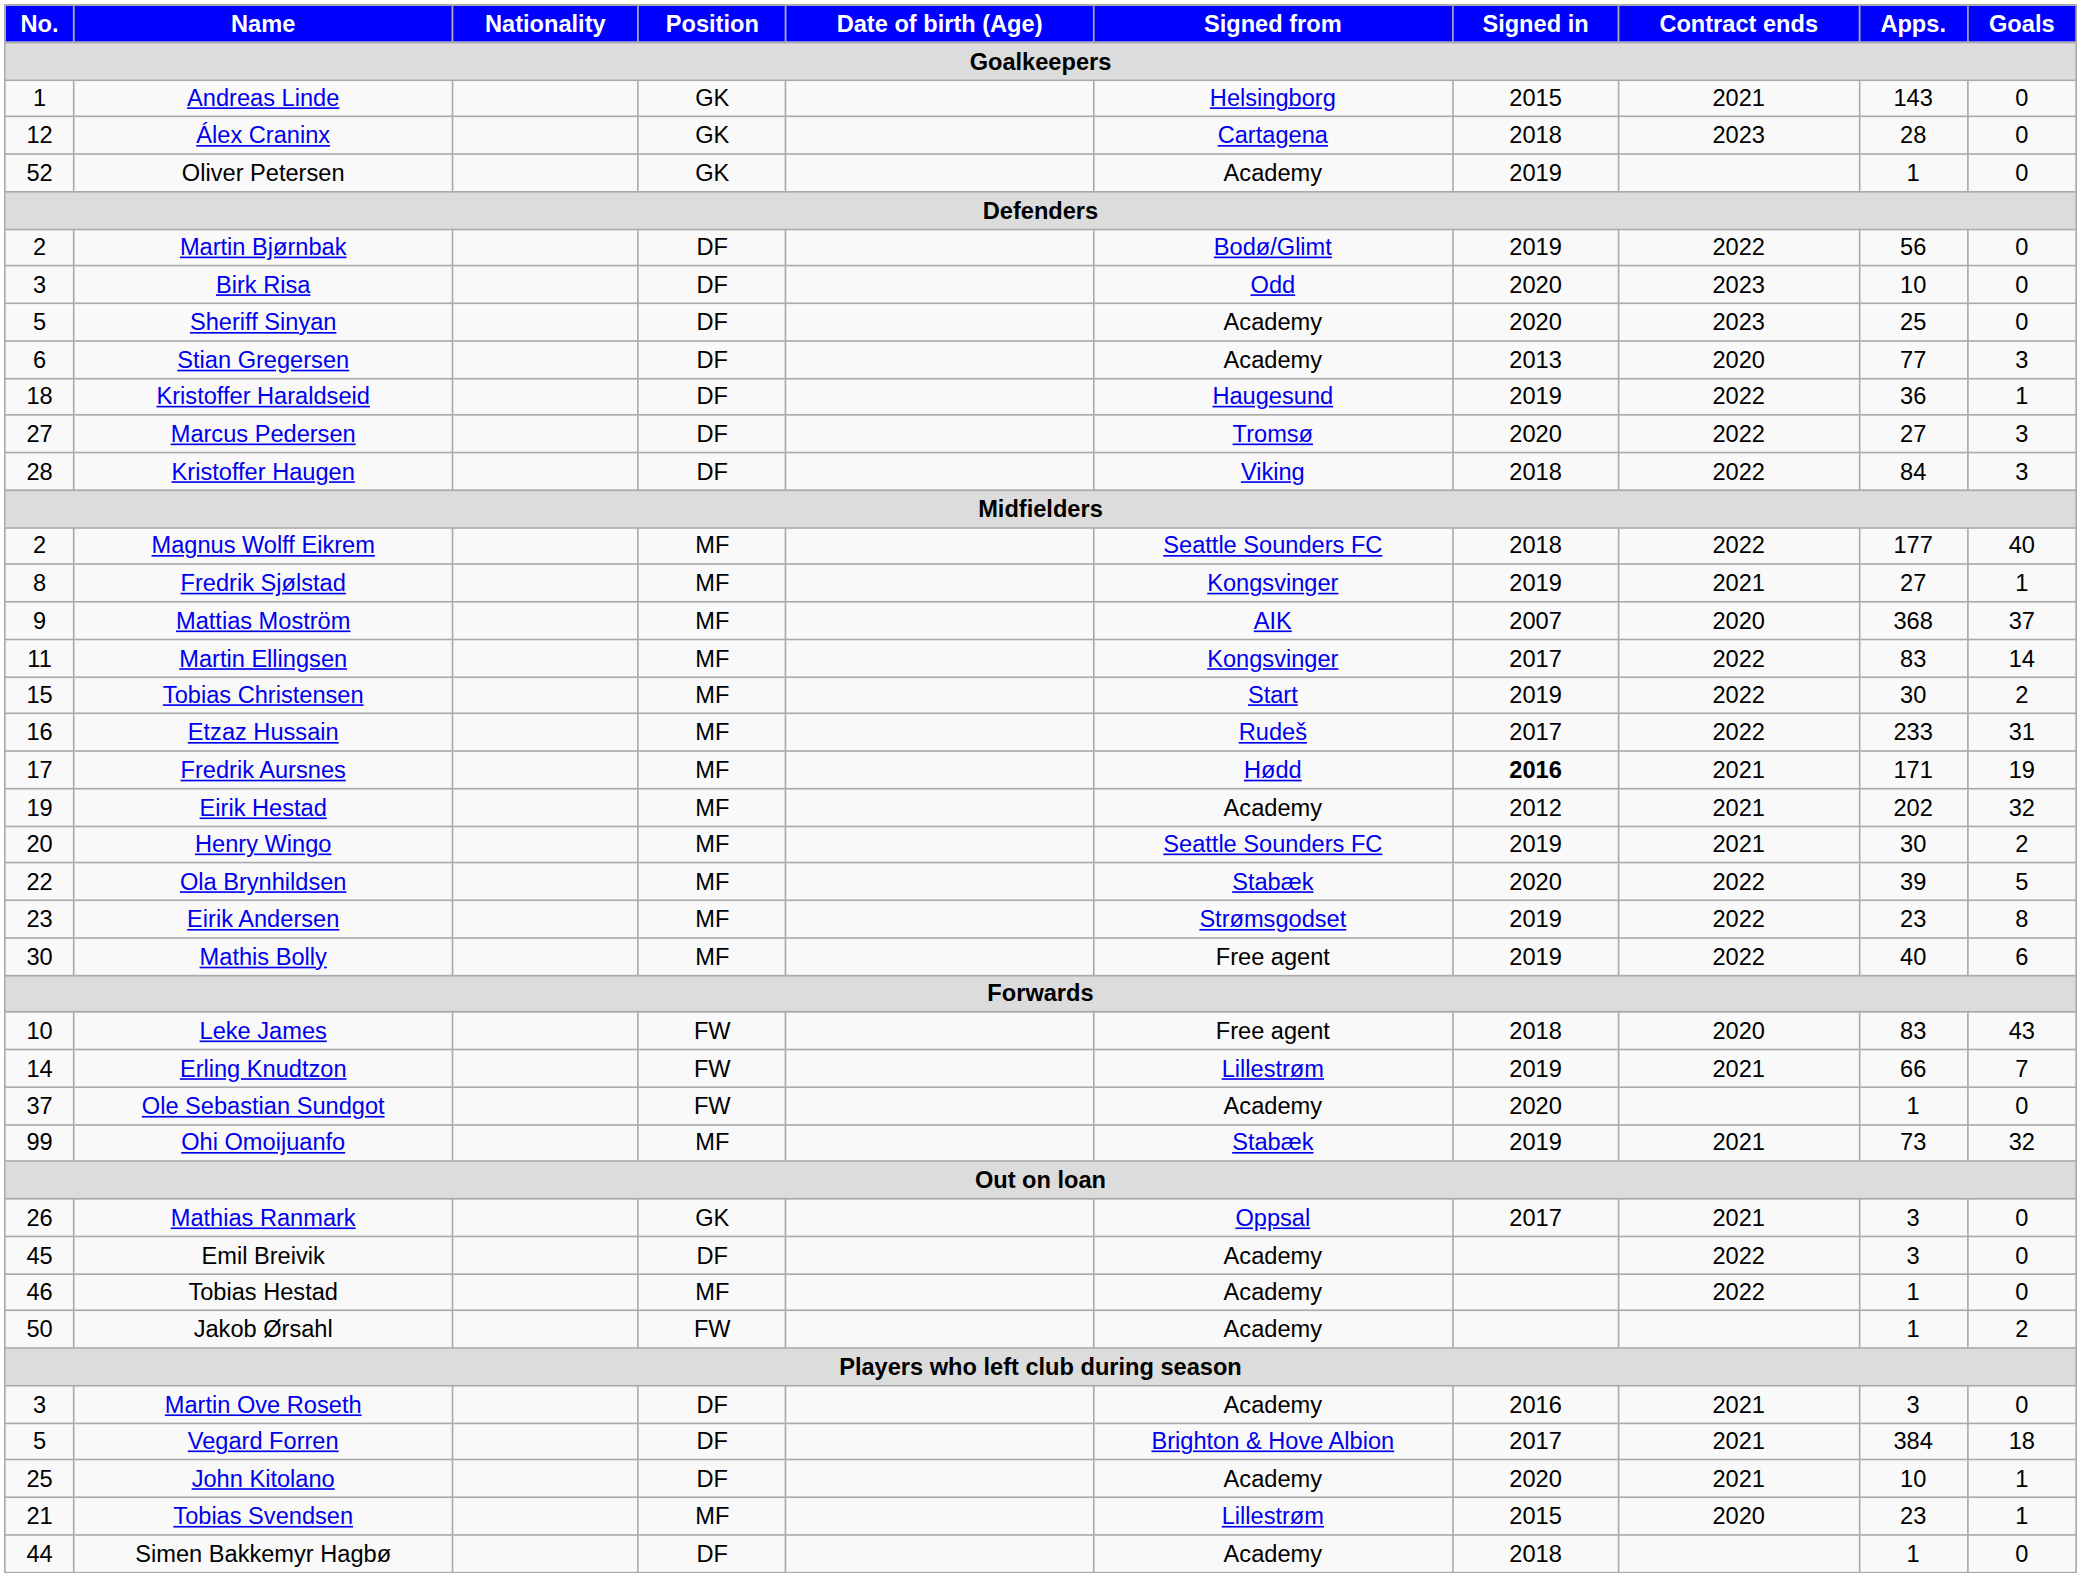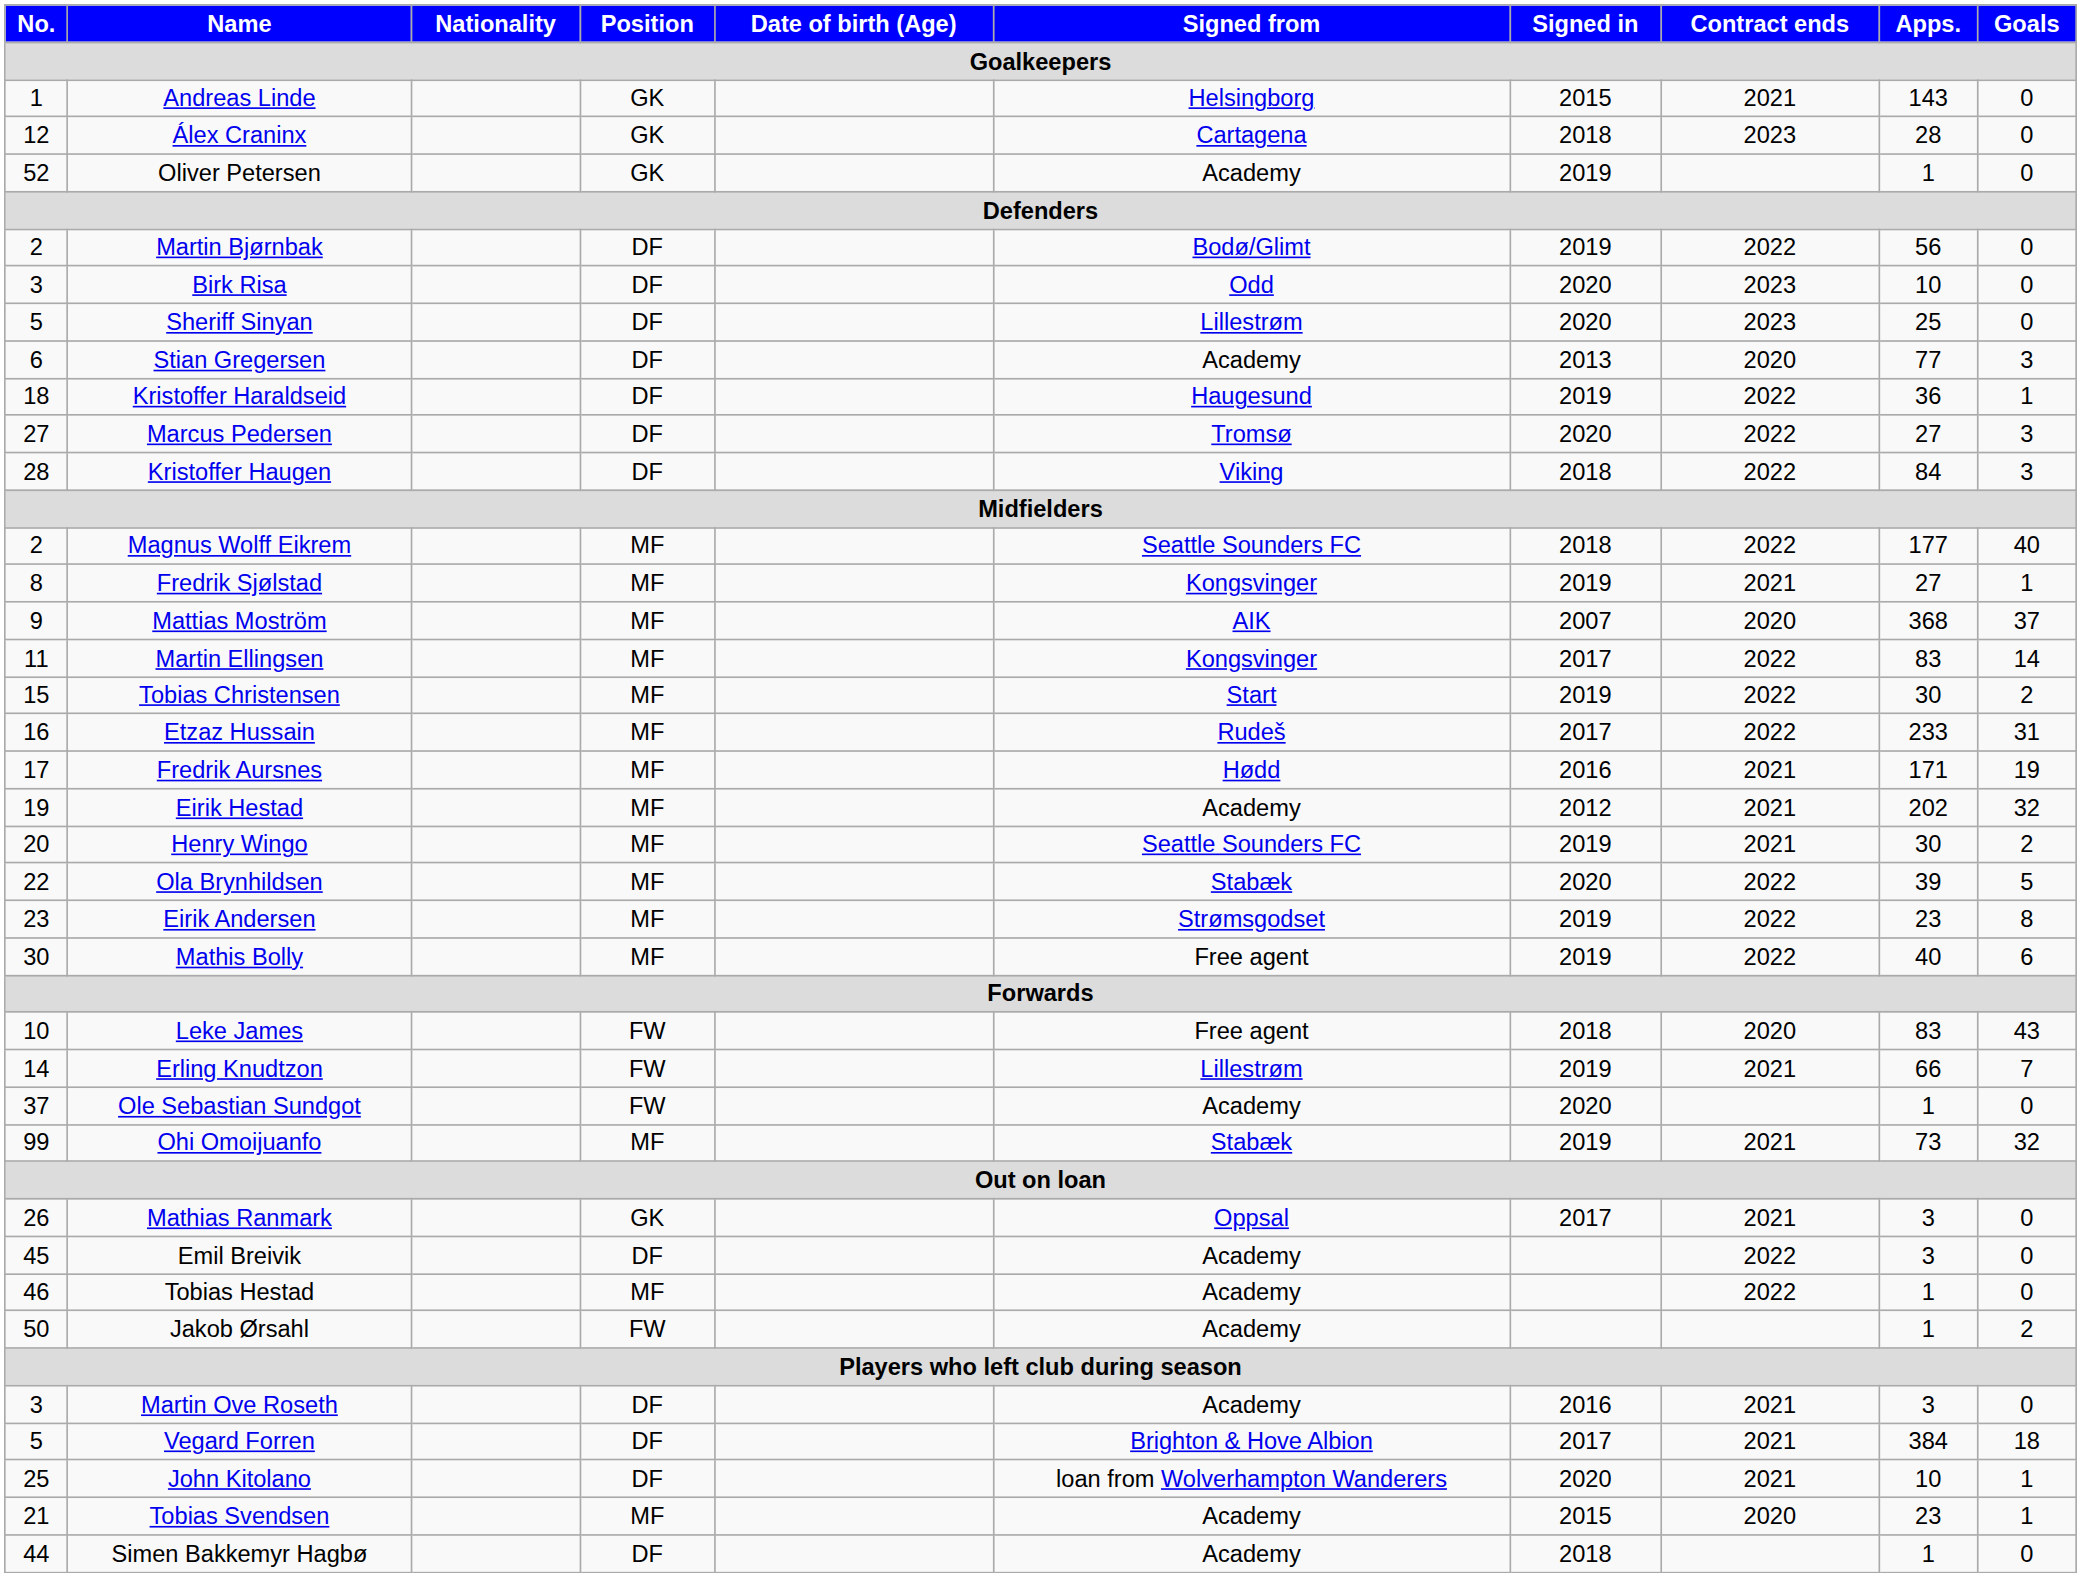(1273, 322) Academy -> (1252, 322) Lillestrøm
(1536, 770) bold -> (1585, 770) normal
(1273, 1479) Academy -> (1252, 1479) loan from Wolverhampton Wanderers
(1273, 1516) Lillestrøm -> (1252, 1516) Academy
